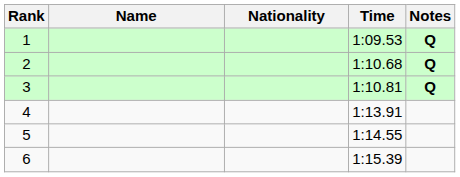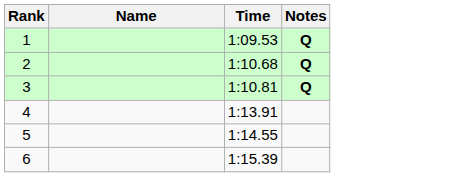- column: (287, 16)
